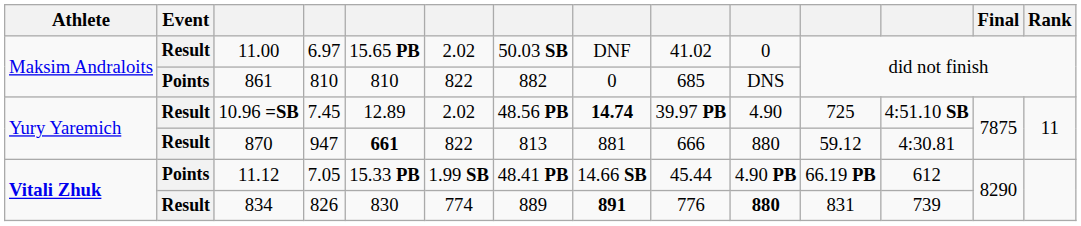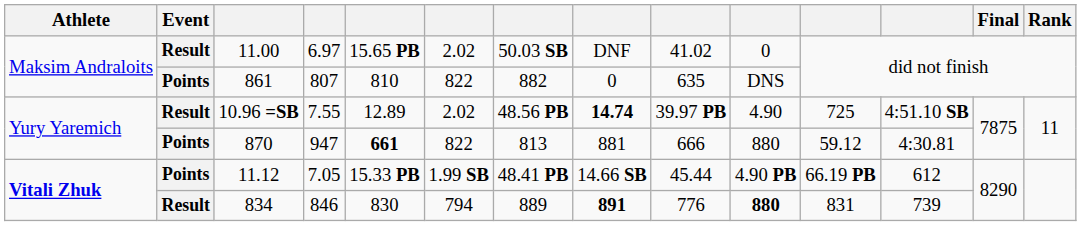(324, 82) 810 -> (324, 82) 807
(691, 82) 685 -> (691, 82) 635
(324, 112) 7.45 -> (324, 112) 7.55
(186, 143) Result -> (186, 143) Points
(324, 205) 826 -> (324, 205) 846
(459, 205) 774 -> (459, 205) 794
